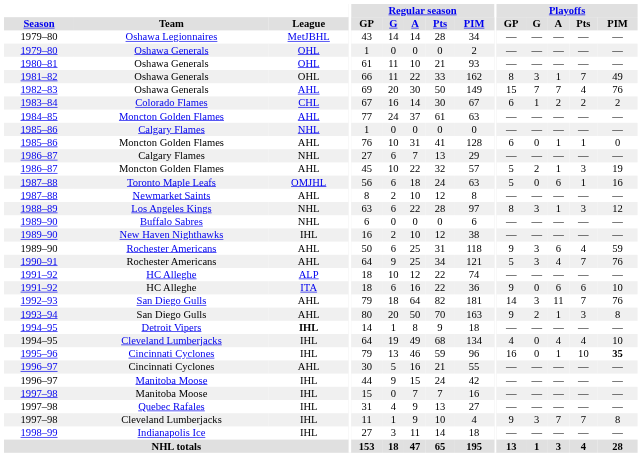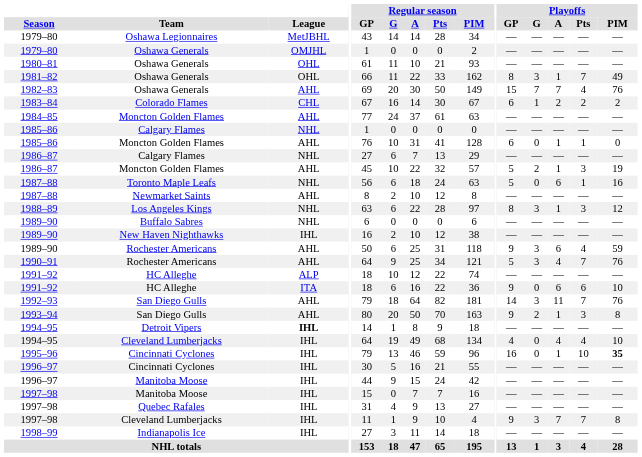(309, 50) OHL -> (309, 50) OMJHL
(309, 182) OMJHL -> (309, 182) NHL
(309, 367) AHL -> (309, 367) IHL
